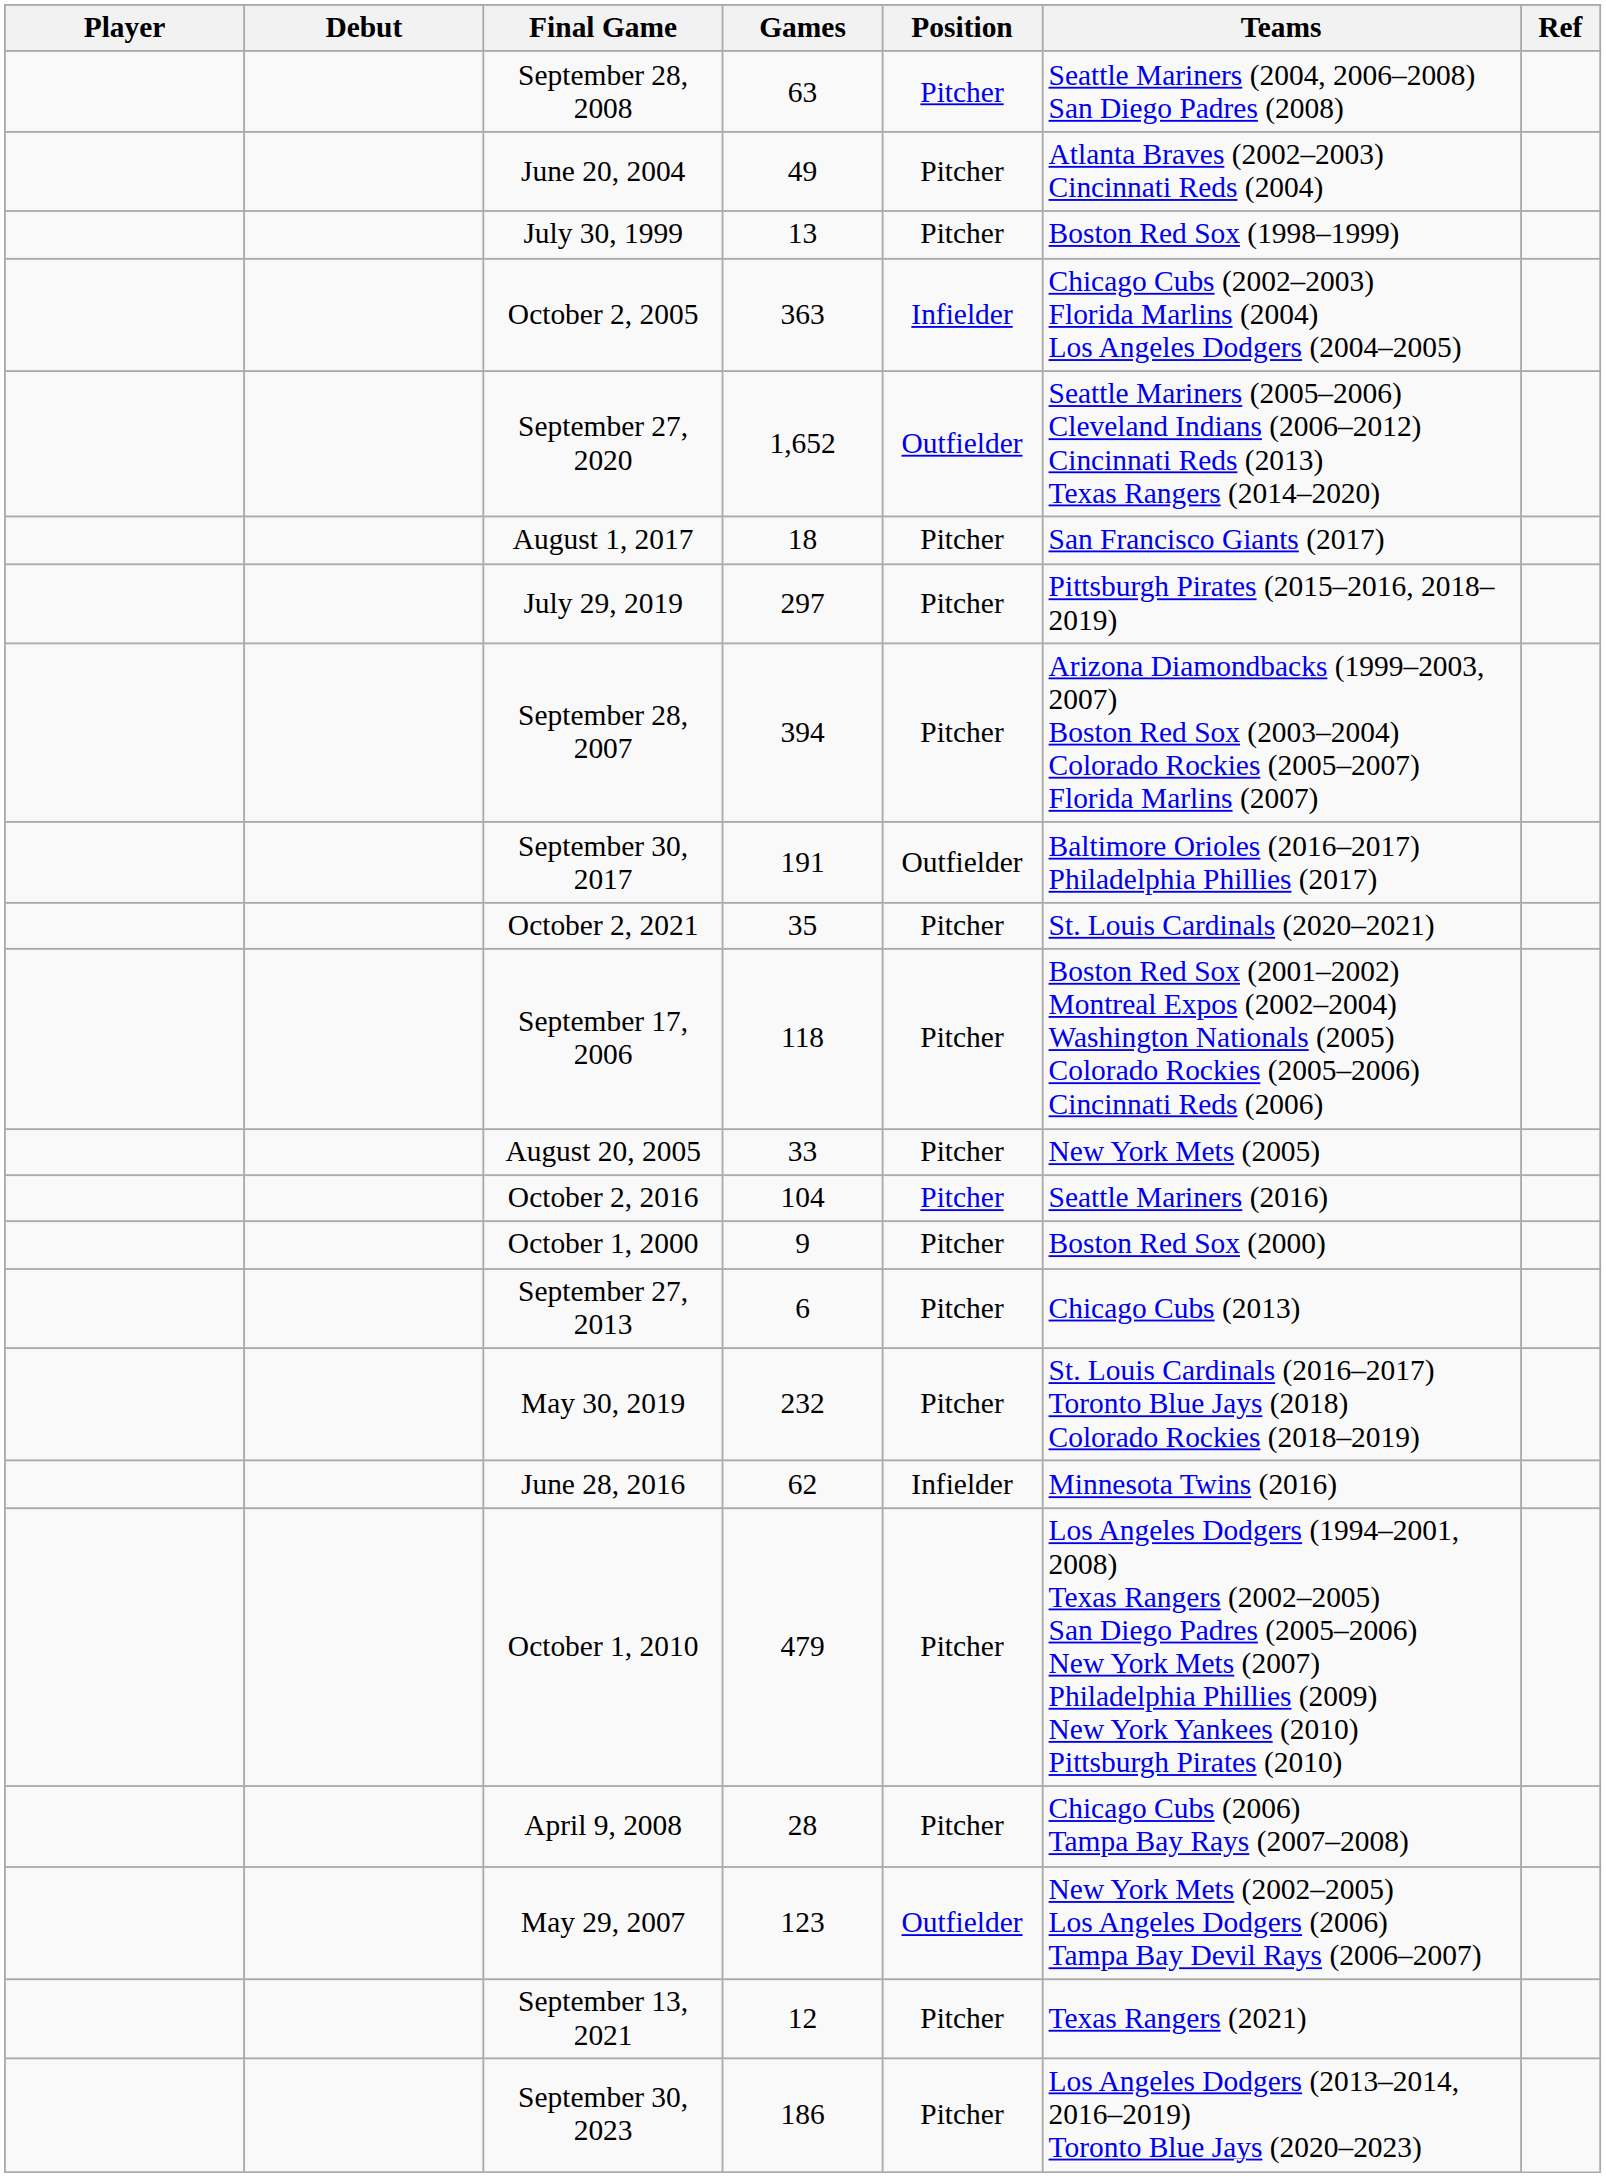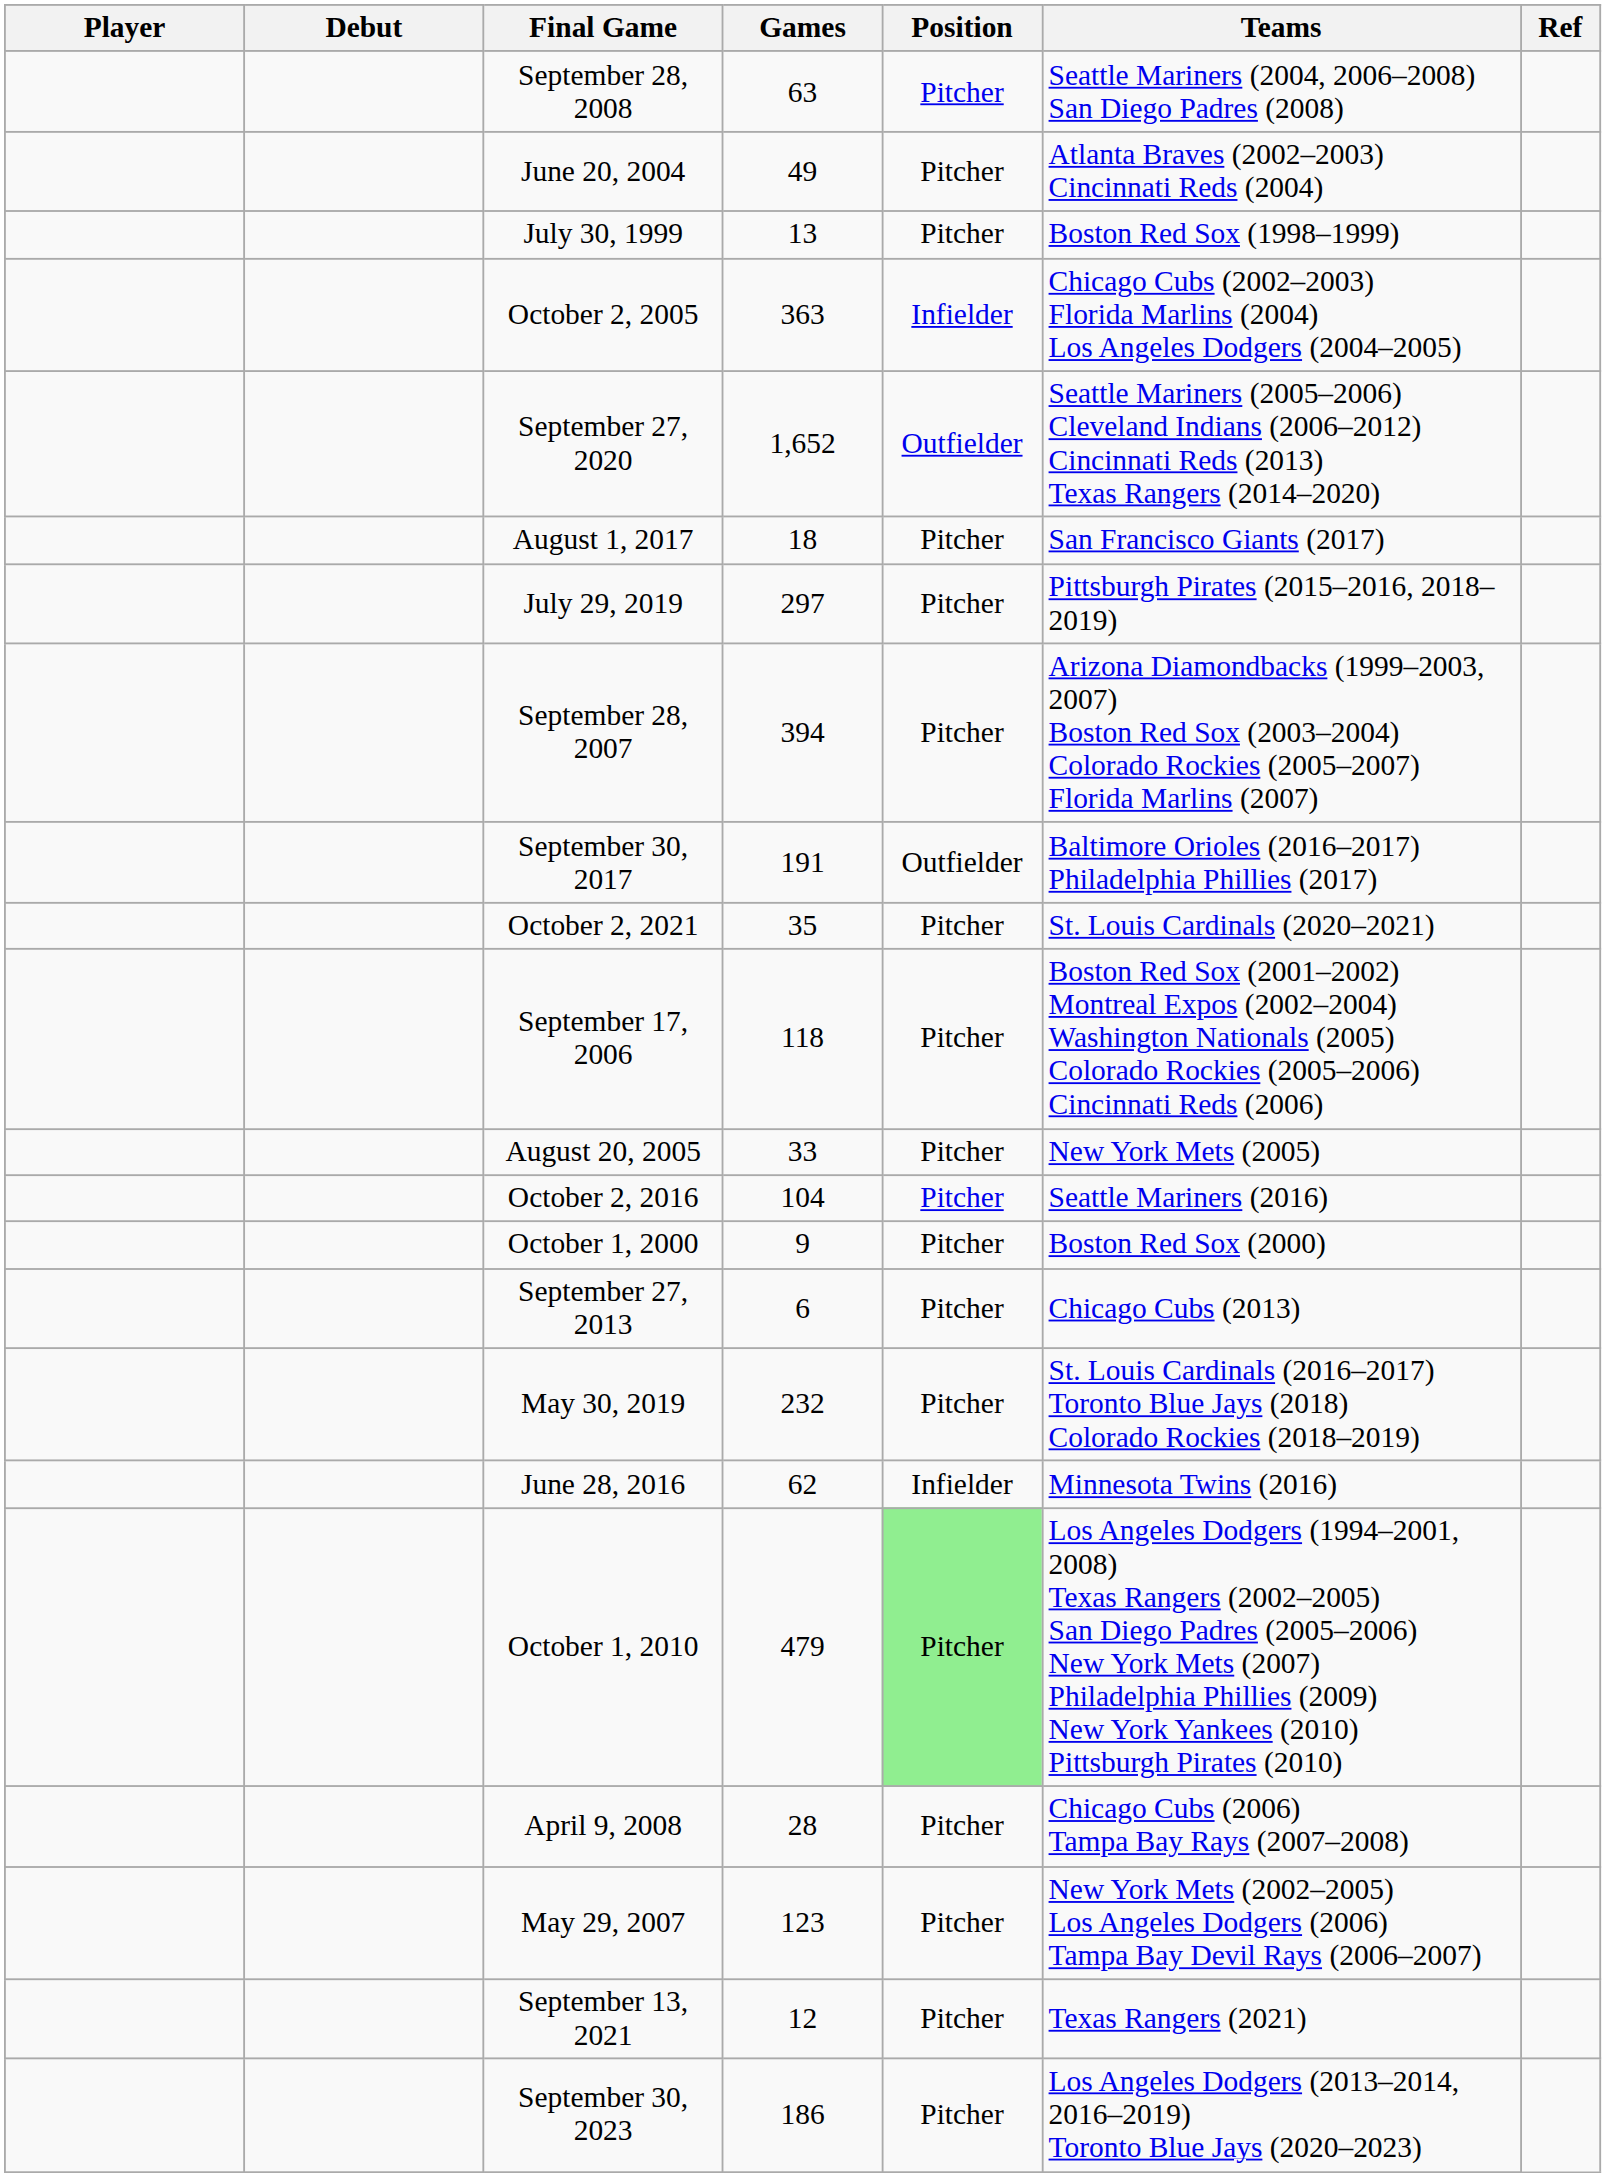(962, 1646) no background -> (962, 1646) lightgreen background
(962, 1922) Outfielder -> (962, 1922) Pitcher
